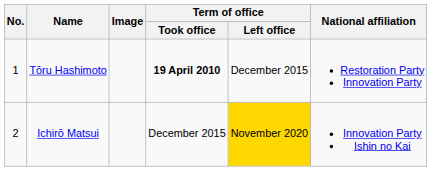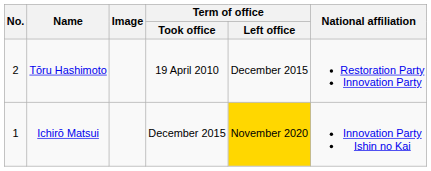(16, 70) 1 -> (16, 70) 2
(187, 70) bold -> (187, 70) normal
(16, 134) 2 -> (16, 134) 1
